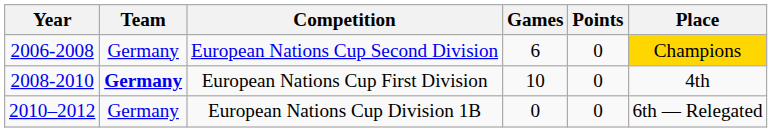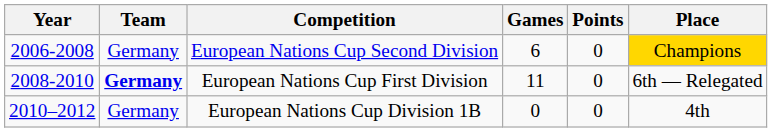(535, 80) 10 -> (535, 80) 11
(697, 80) 4th -> (697, 80) 6th — Relegated
(697, 111) 6th — Relegated -> (697, 111) 4th
